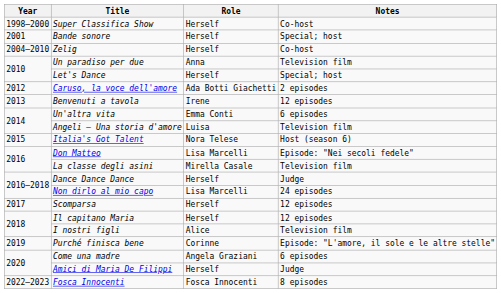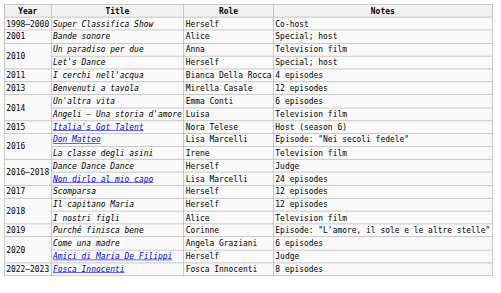(202, 37) Herself -> (198, 37) Alice
- row: (65, 50)
+ row: (98, 75)
- row: (115, 88)
(198, 101) Irene -> (219, 88) Mirella Casale
(219, 166) Mirella Casale -> (198, 153) Irene
